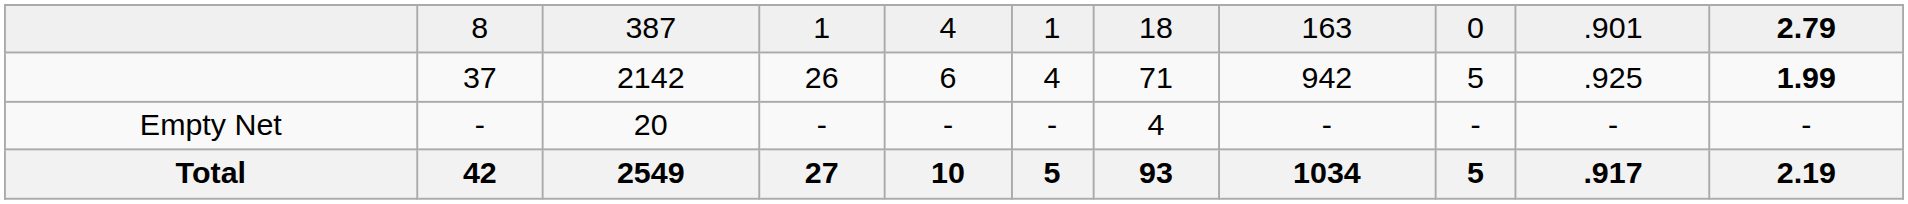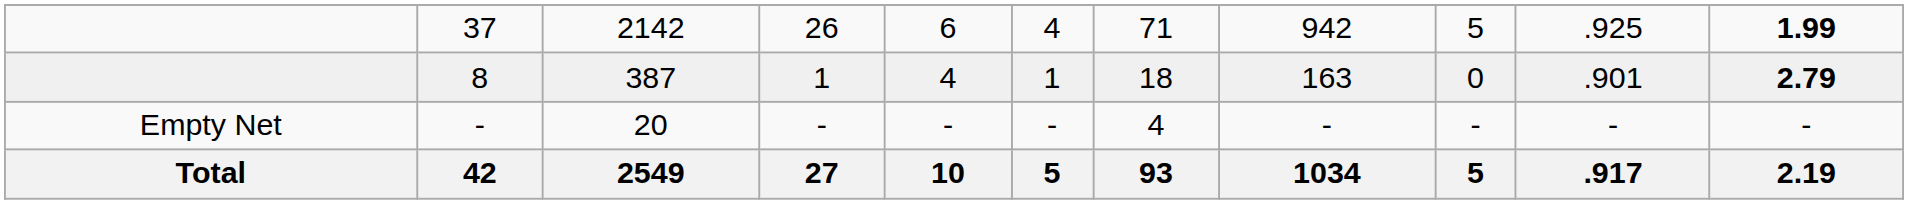rows swapped: (480, 76) <-> (480, 28)
